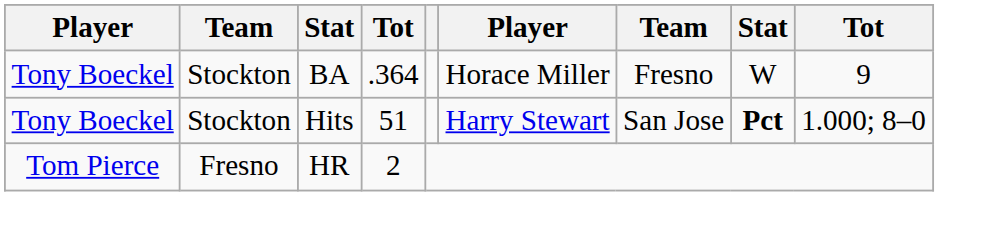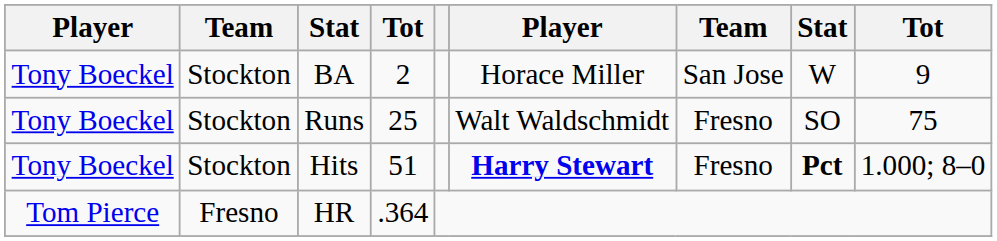(393, 73) .364 -> (403, 73) 2
(674, 73) Fresno -> (733, 73) San Jose
+ row: (334, 119)
(528, 119) normal -> (562, 166) bold
(674, 119) San Jose -> (733, 166) Fresno
(393, 166) 2 -> (403, 212) .364
